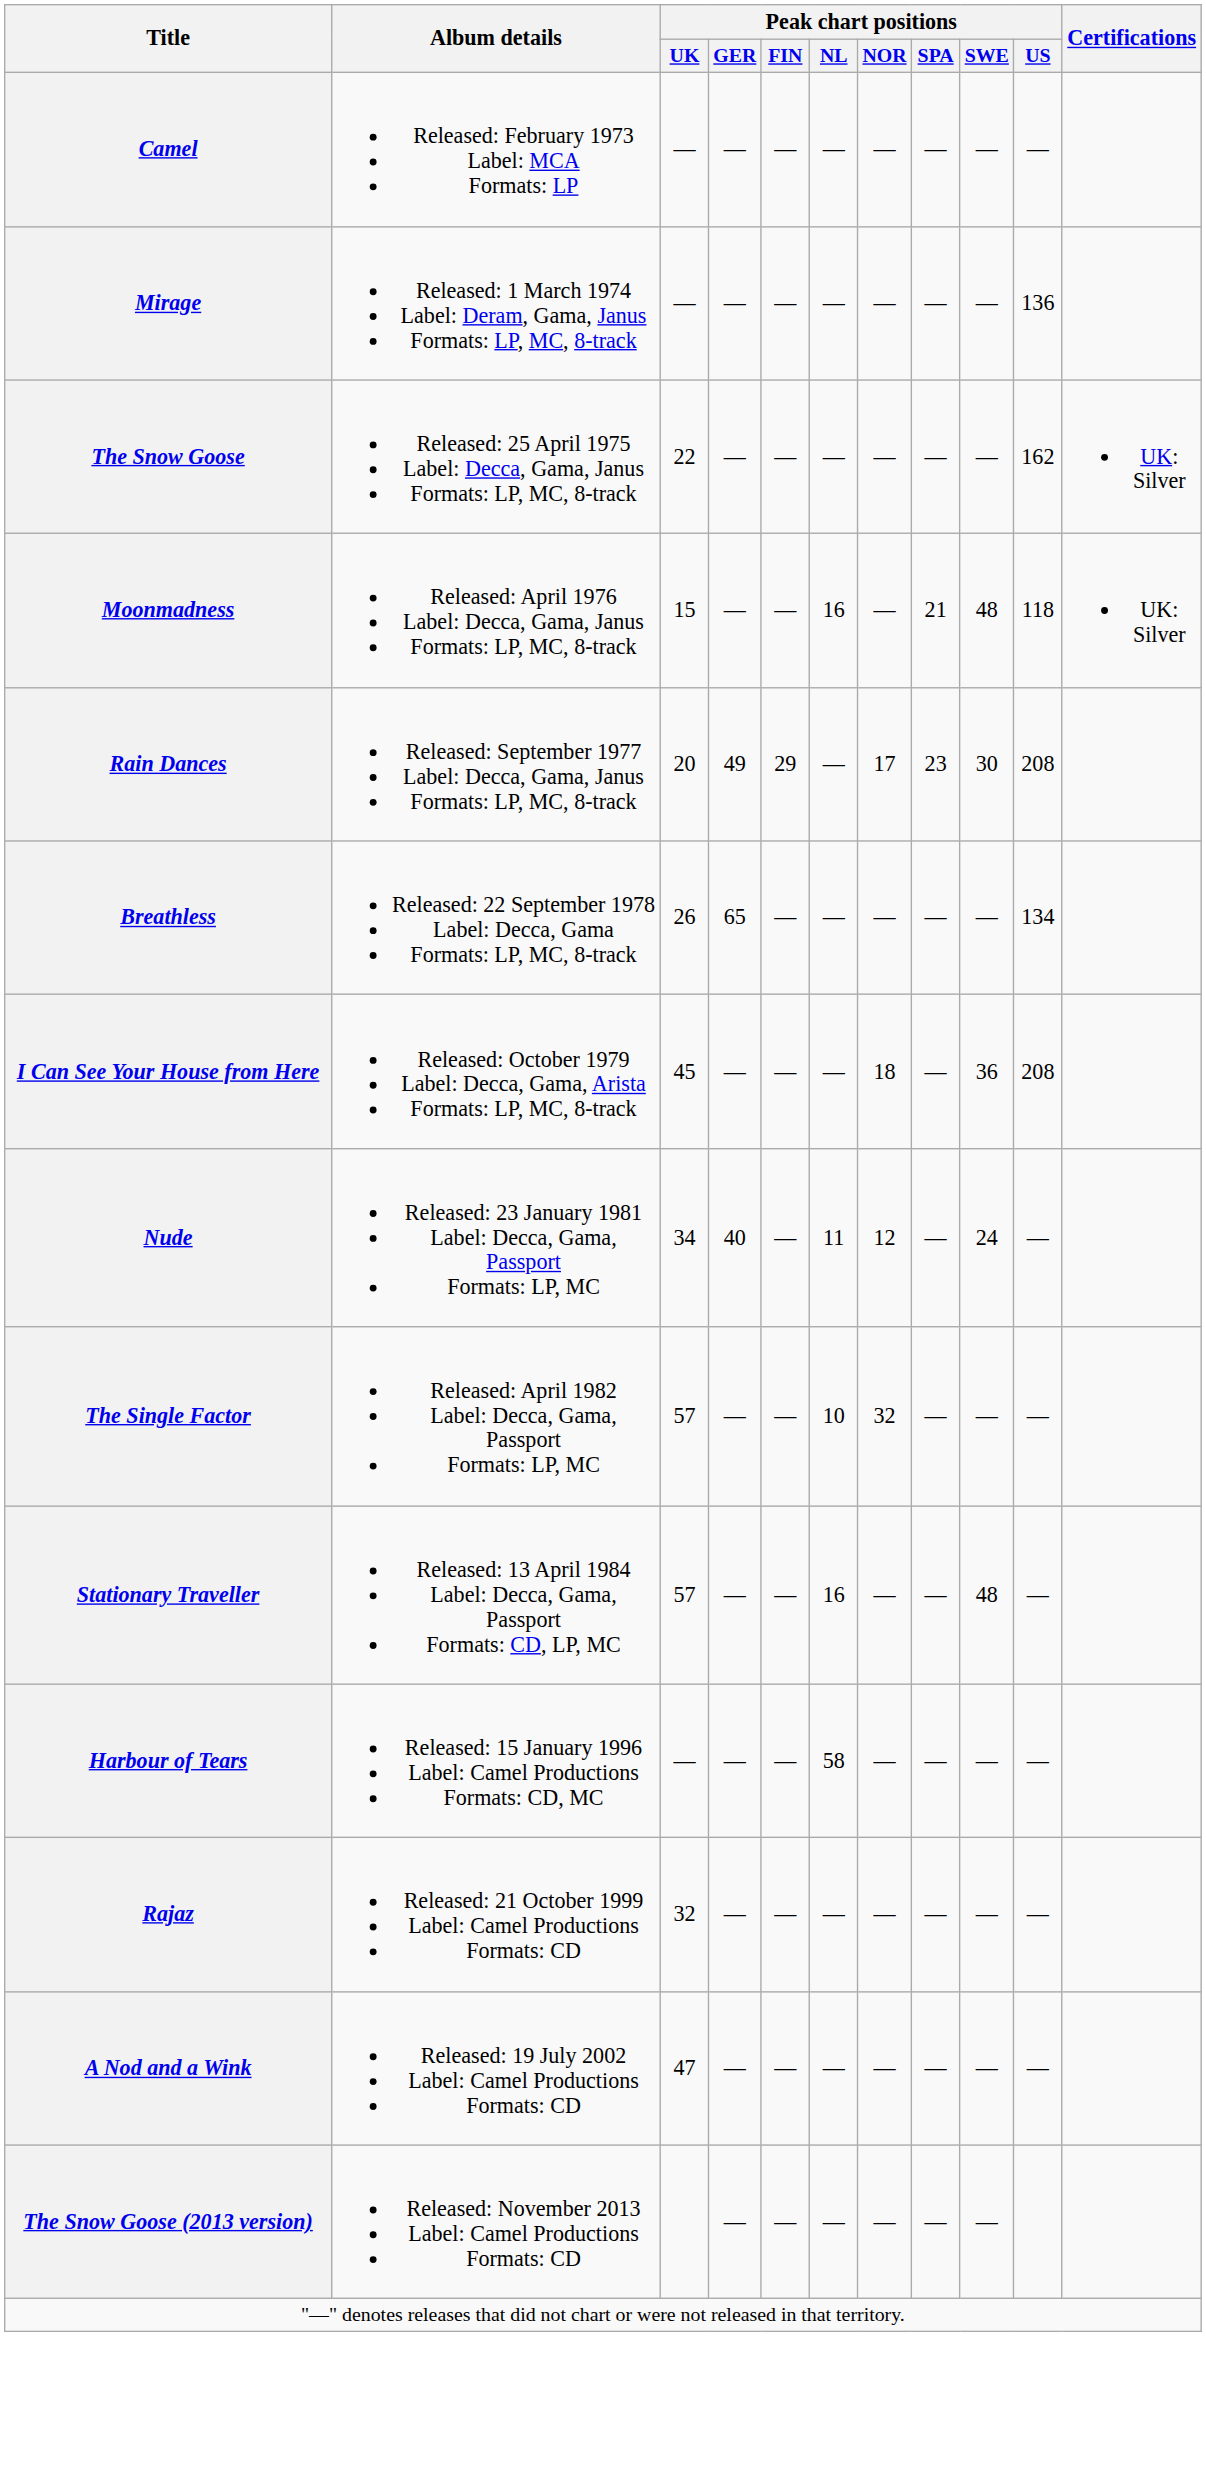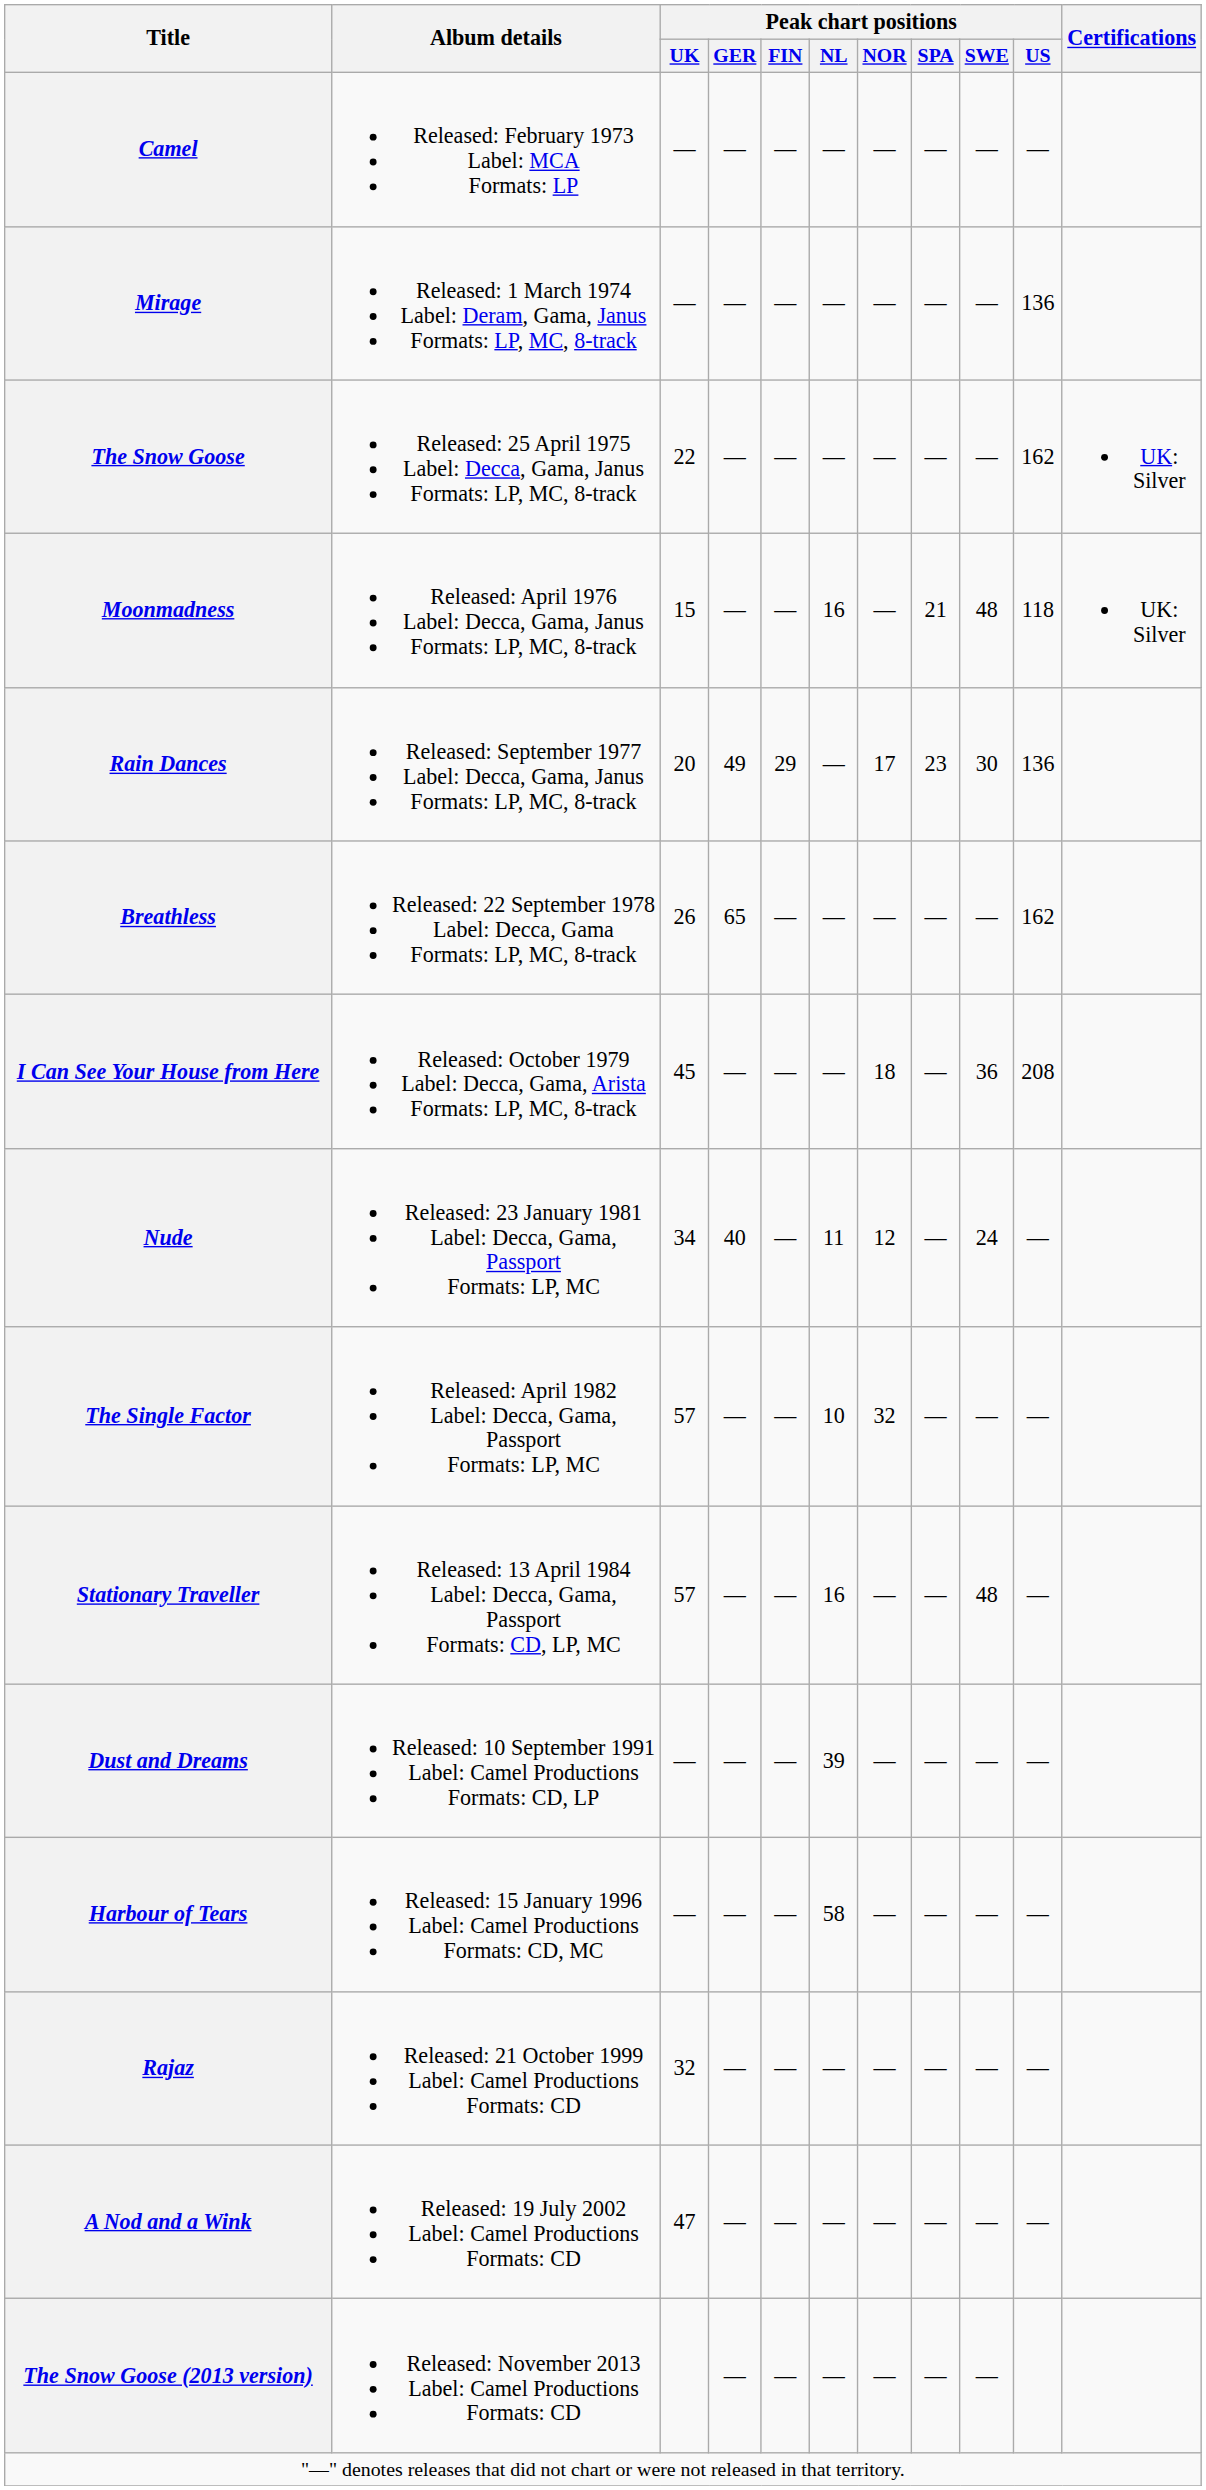(1038, 763) 208 -> (1038, 763) 136
(1038, 917) 134 -> (1038, 917) 162
+ row: (168, 1760)
